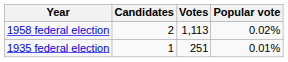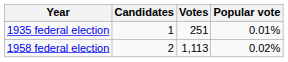rows swapped: (58, 48) <-> (58, 30)
